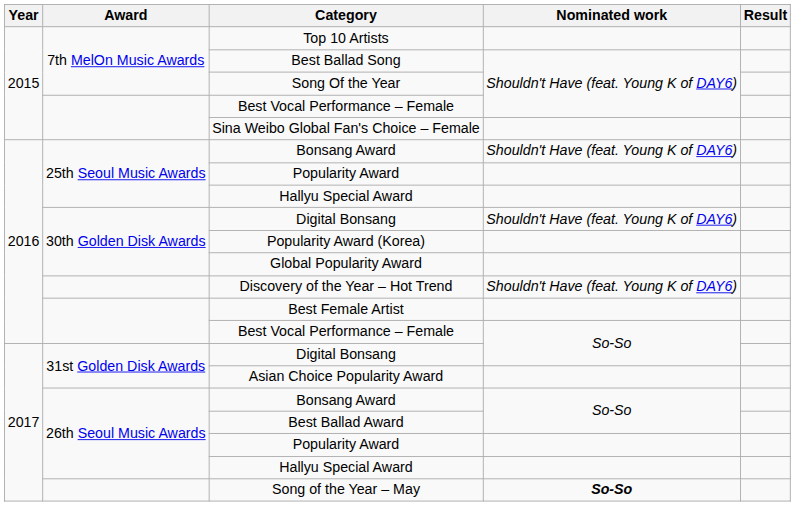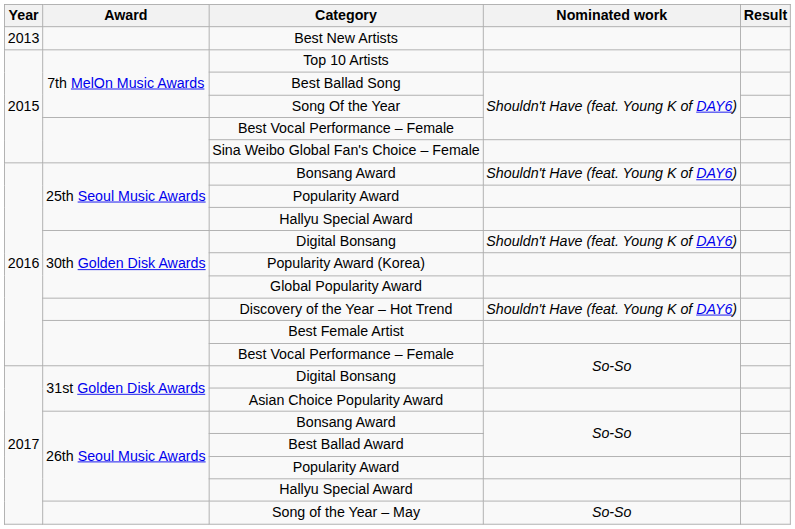+ row: (24, 38)
(612, 490) bold -> (612, 512) normal
